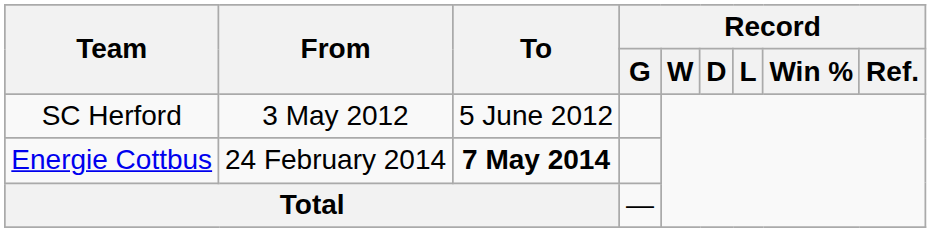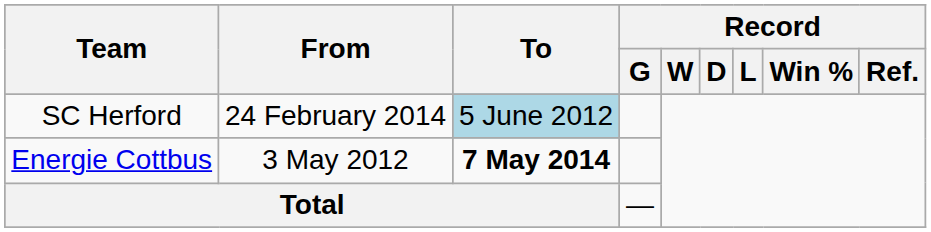(336, 115) 3 May 2012 -> (336, 115) 24 February 2014
(536, 115) no background -> (536, 115) lightblue background
(336, 159) 24 February 2014 -> (336, 159) 3 May 2012
